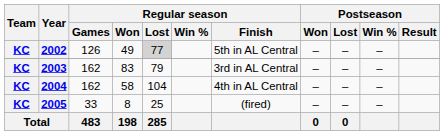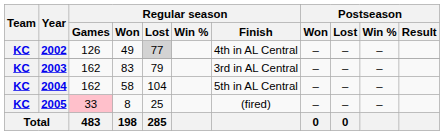(256, 50) 5th in AL Central -> (256, 50) 4th in AL Central
(256, 86) 4th in AL Central -> (256, 86) 5th in AL Central
(91, 104) no background -> (91, 104) pink background
